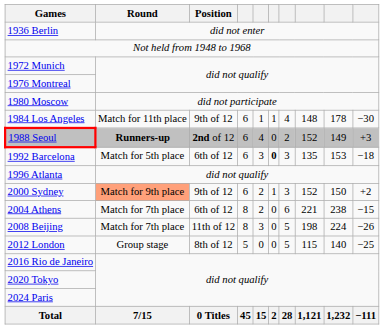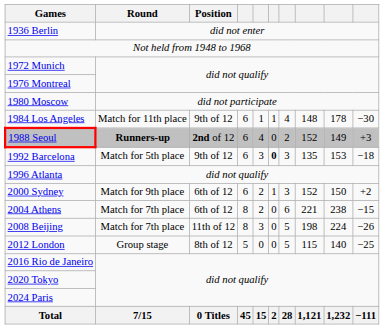(213, 156) 6th of 12 -> (213, 156) 9th of 12
(142, 192) lightsalmon background -> (142, 192) no background
(213, 192) 9th of 12 -> (213, 192) 6th of 12
